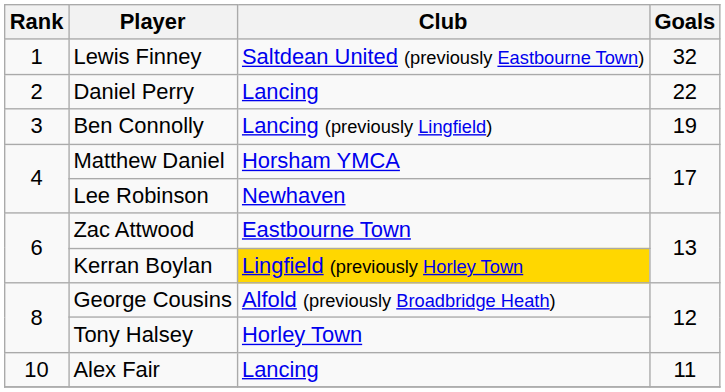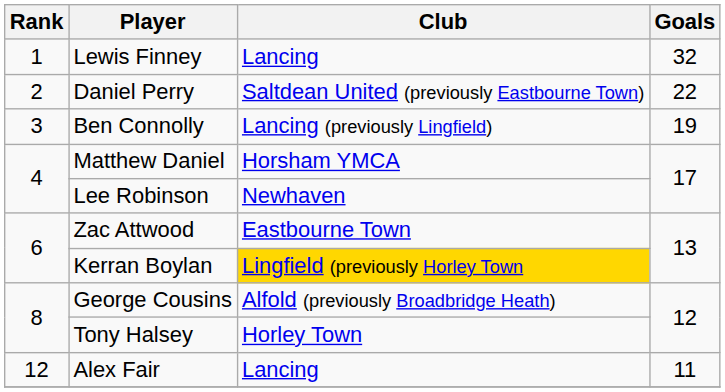(443, 56) Saltdean United (previously Eastbourne Town) -> (280, 56) Lancing
(280, 91) Lancing -> (443, 91) Saltdean United (previously Eastbourne Town)
(37, 369) 10 -> (37, 369) 12
